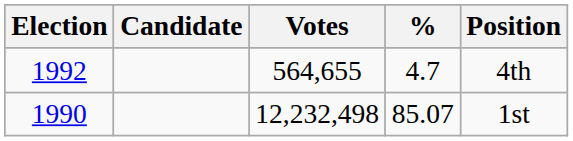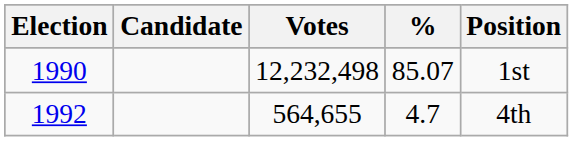rows swapped: (59, 113) <-> (59, 69)
